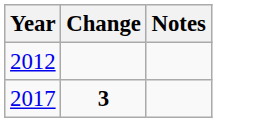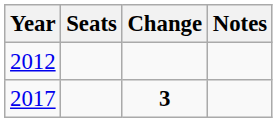+ column: (92, 23)
